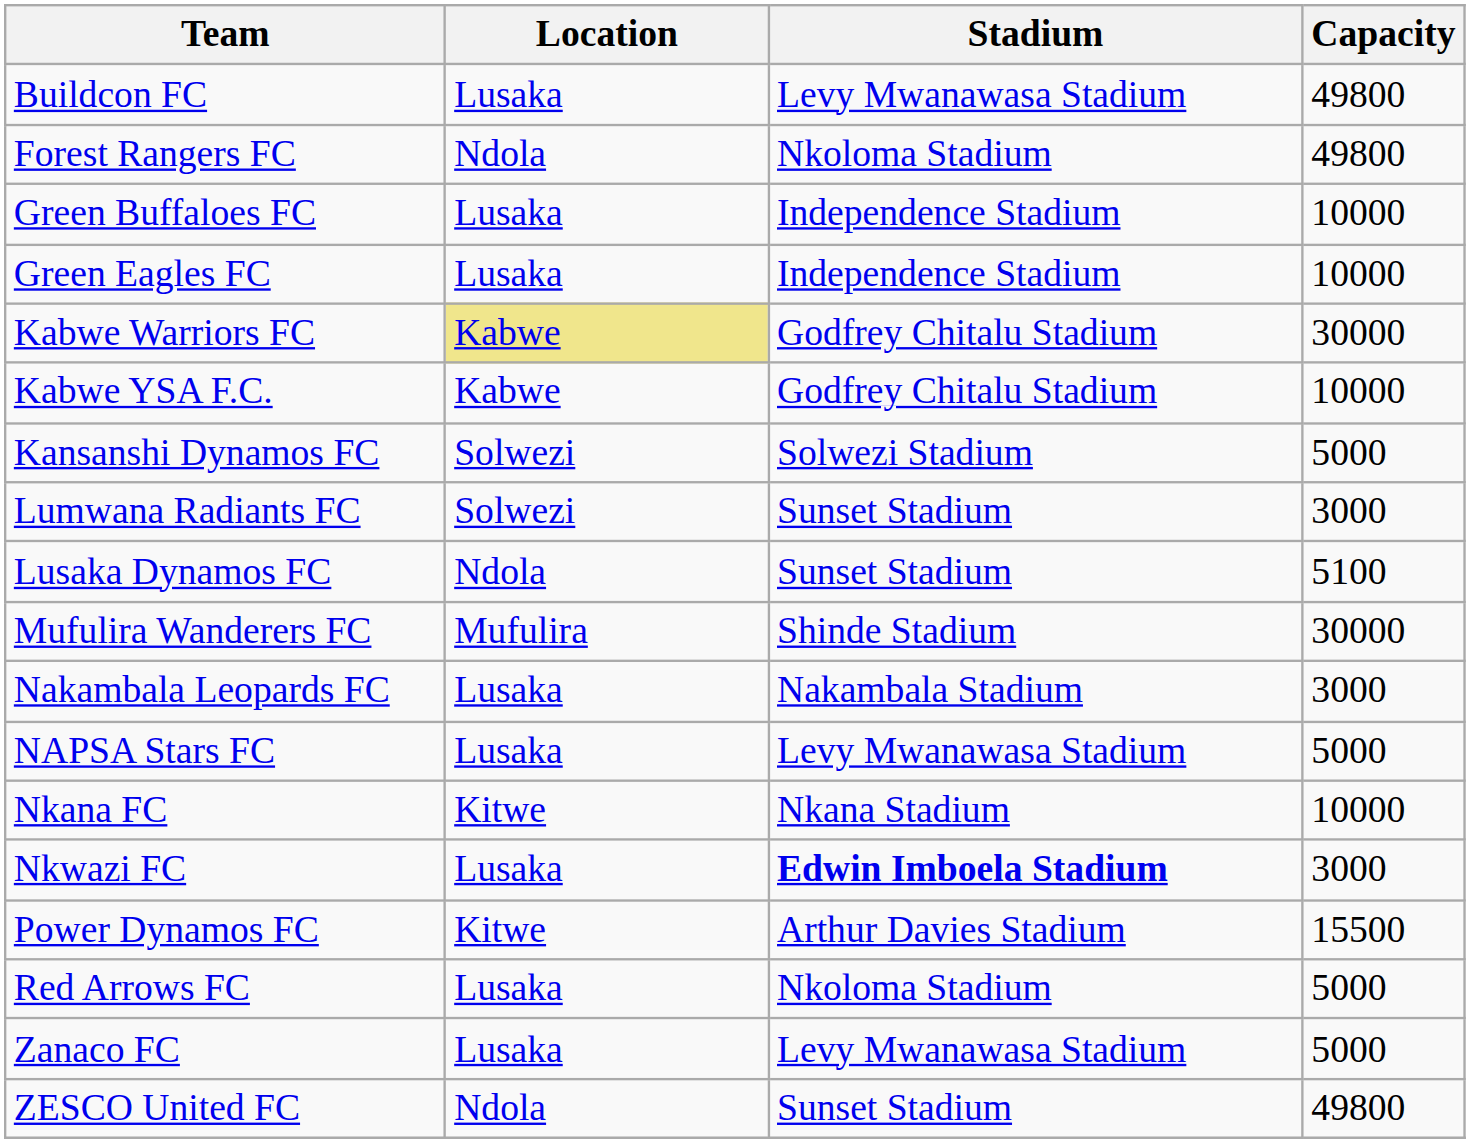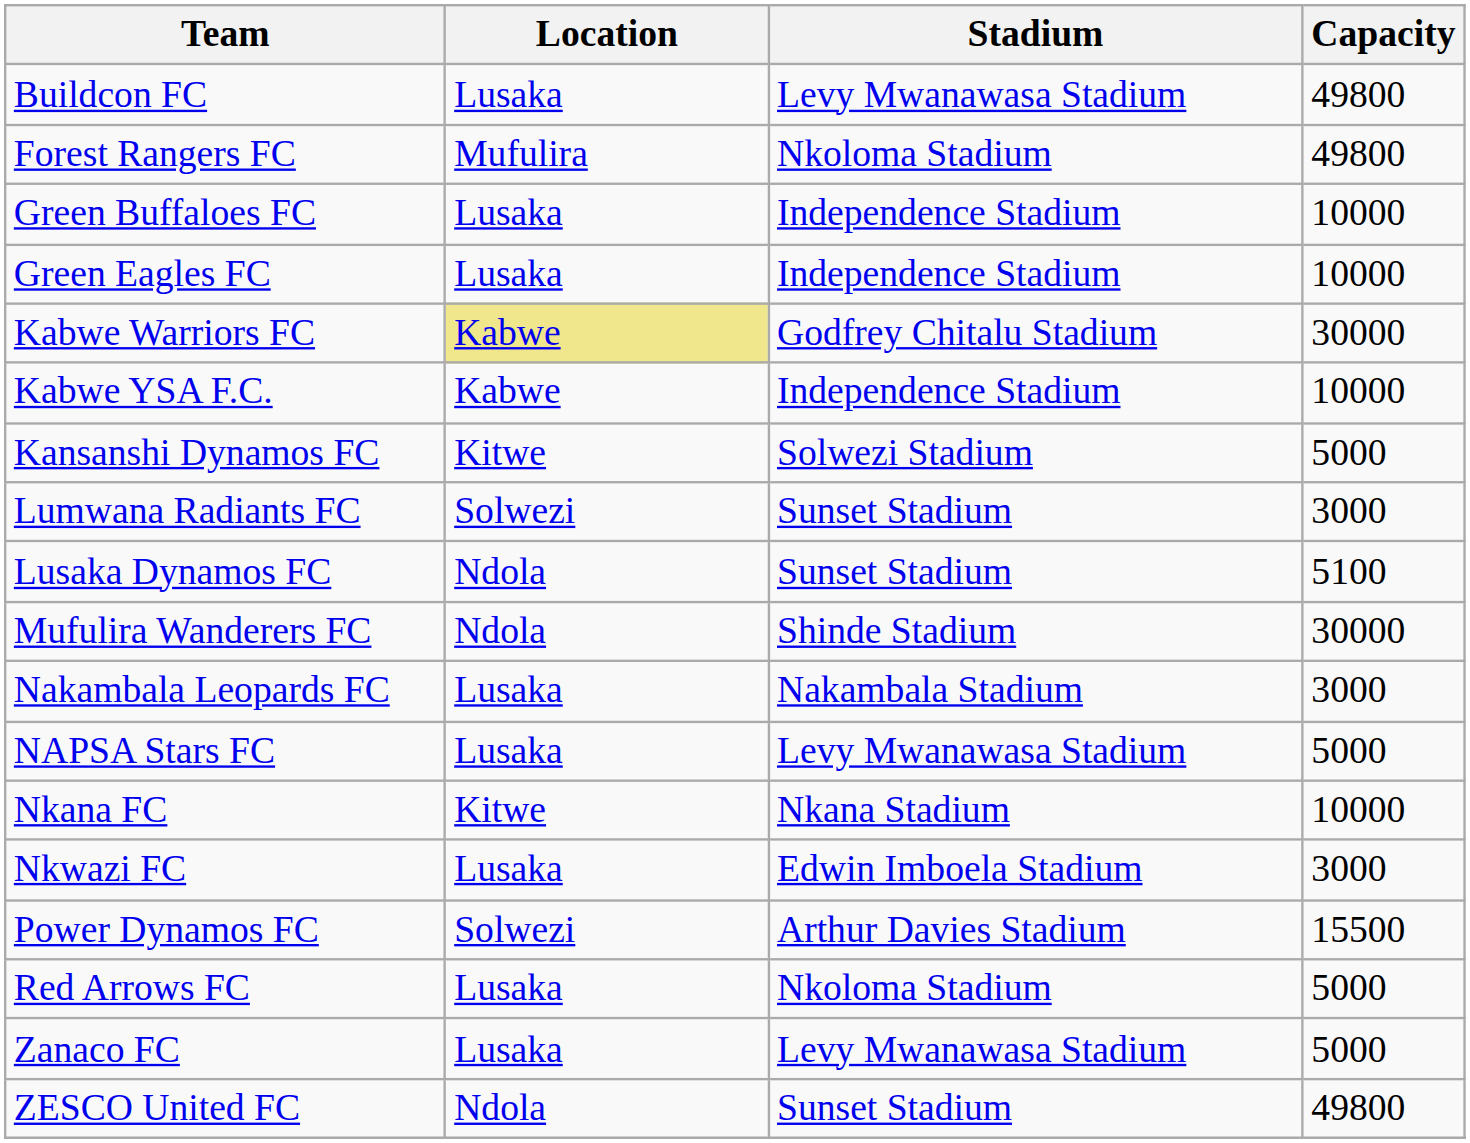(500, 153) Ndola -> (521, 153) Mufulira
(967, 392) Godfrey Chitalu Stadium -> (949, 392) Independence Stadium
(515, 451) Solwezi -> (500, 451) Kitwe
(521, 630) Mufulira -> (500, 630) Ndola
(972, 869) bold -> (960, 869) normal
(500, 928) Kitwe -> (515, 928) Solwezi
